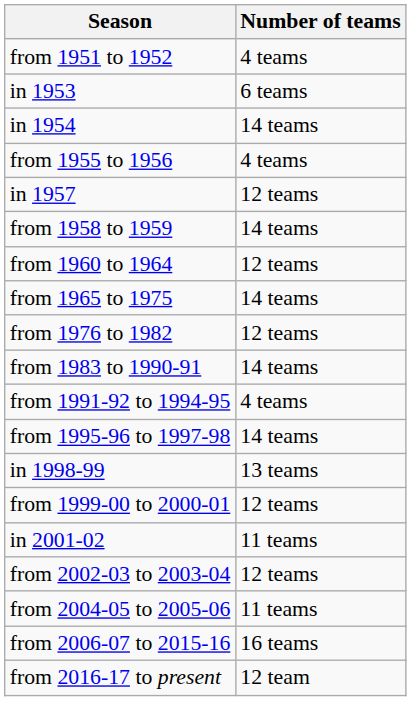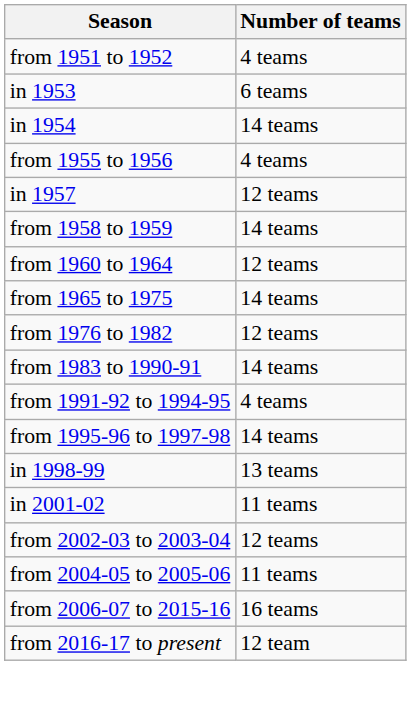- row: (120, 504)
